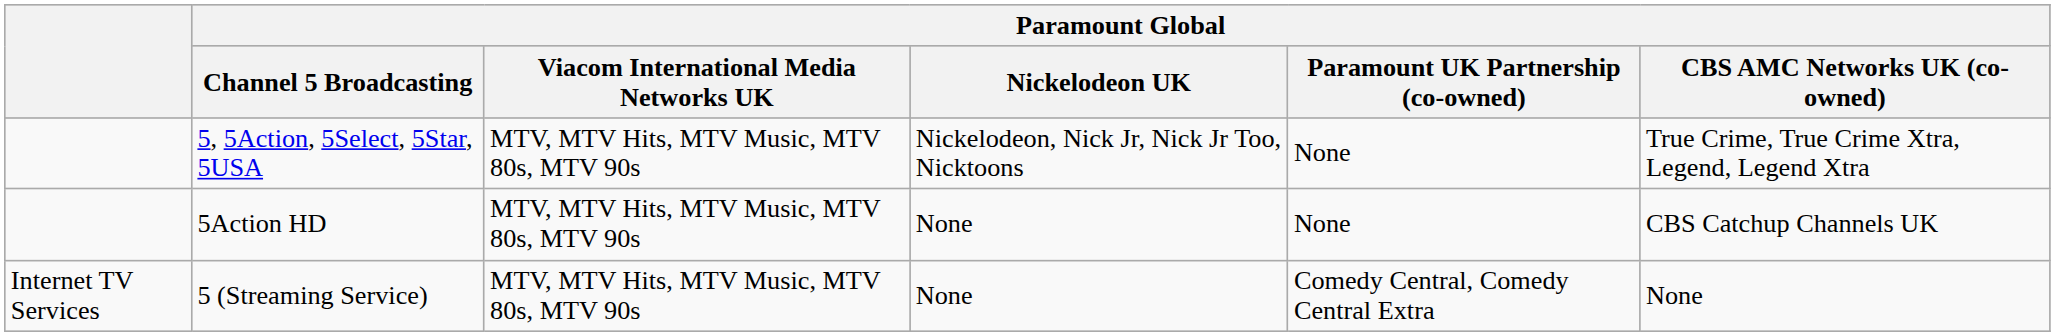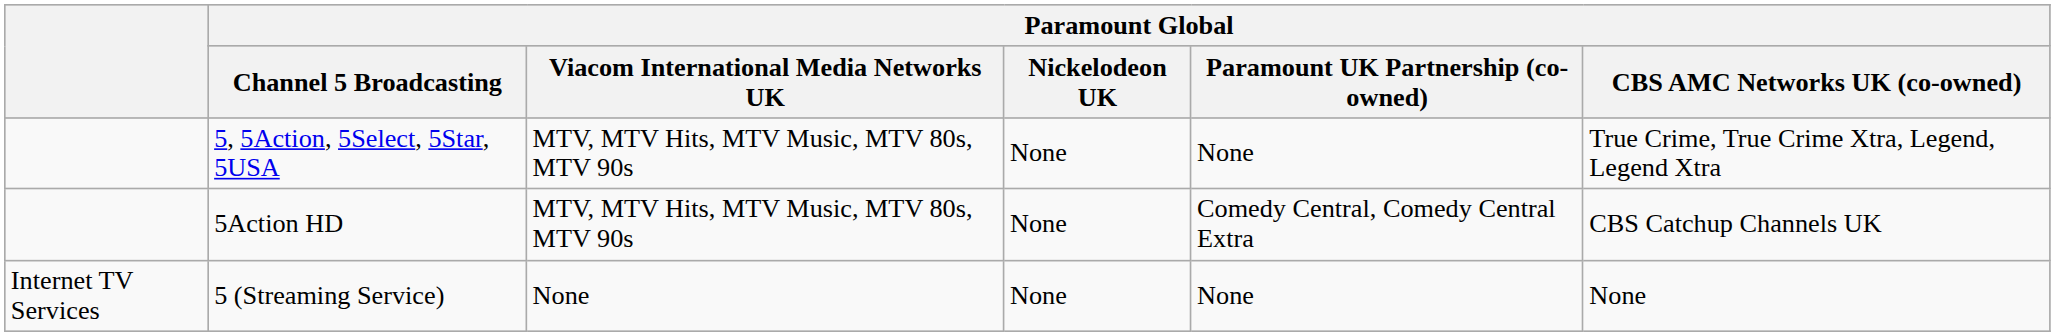(1098, 152) Nickelodeon, Nick Jr, Nick Jr Too, Nicktoons -> (1038, 152) None
(1322, 223) None -> (1376, 223) Comedy Central, Comedy Central Extra
(685, 295) MTV, MTV Hits, MTV Music, MTV 80s, MTV 90s -> (561, 295) None
(1431, 295) Comedy Central, Comedy Central Extra -> (1225, 295) None
